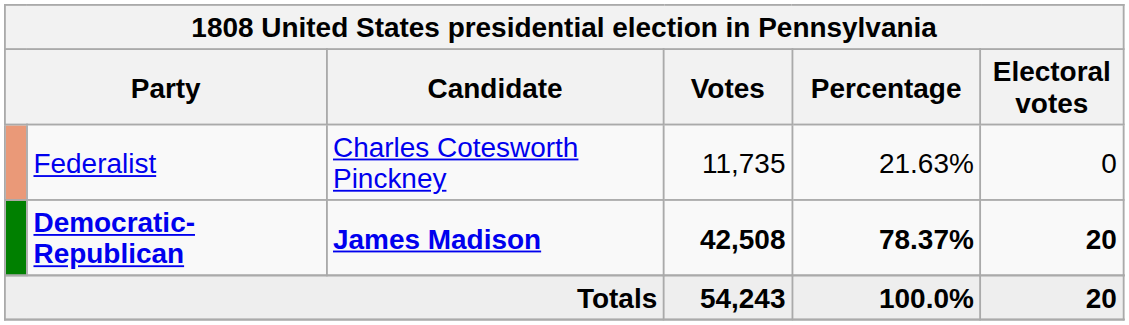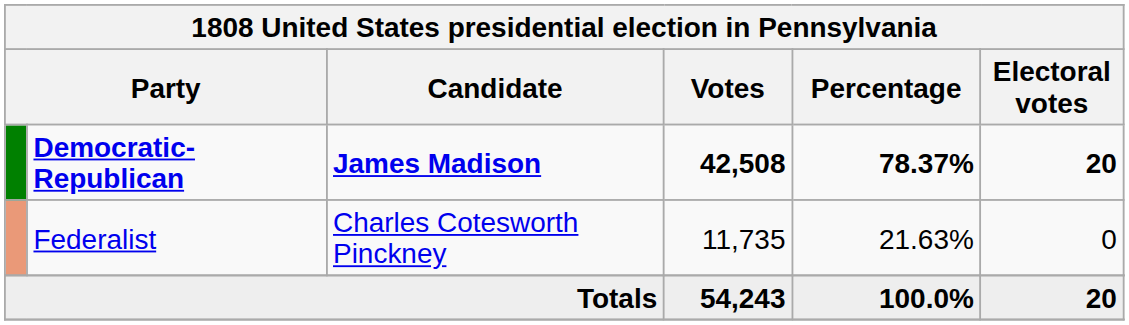rows swapped: (114, 238) <-> (95, 163)
